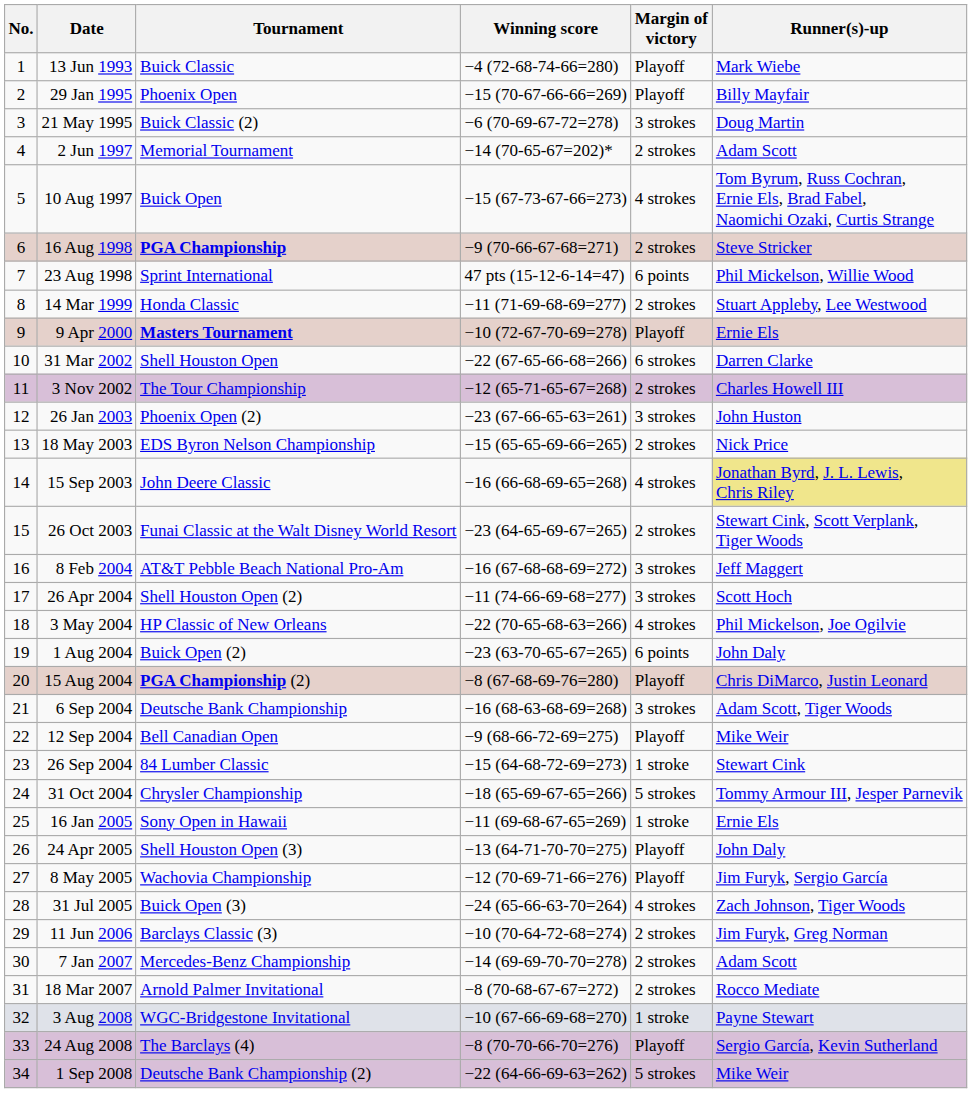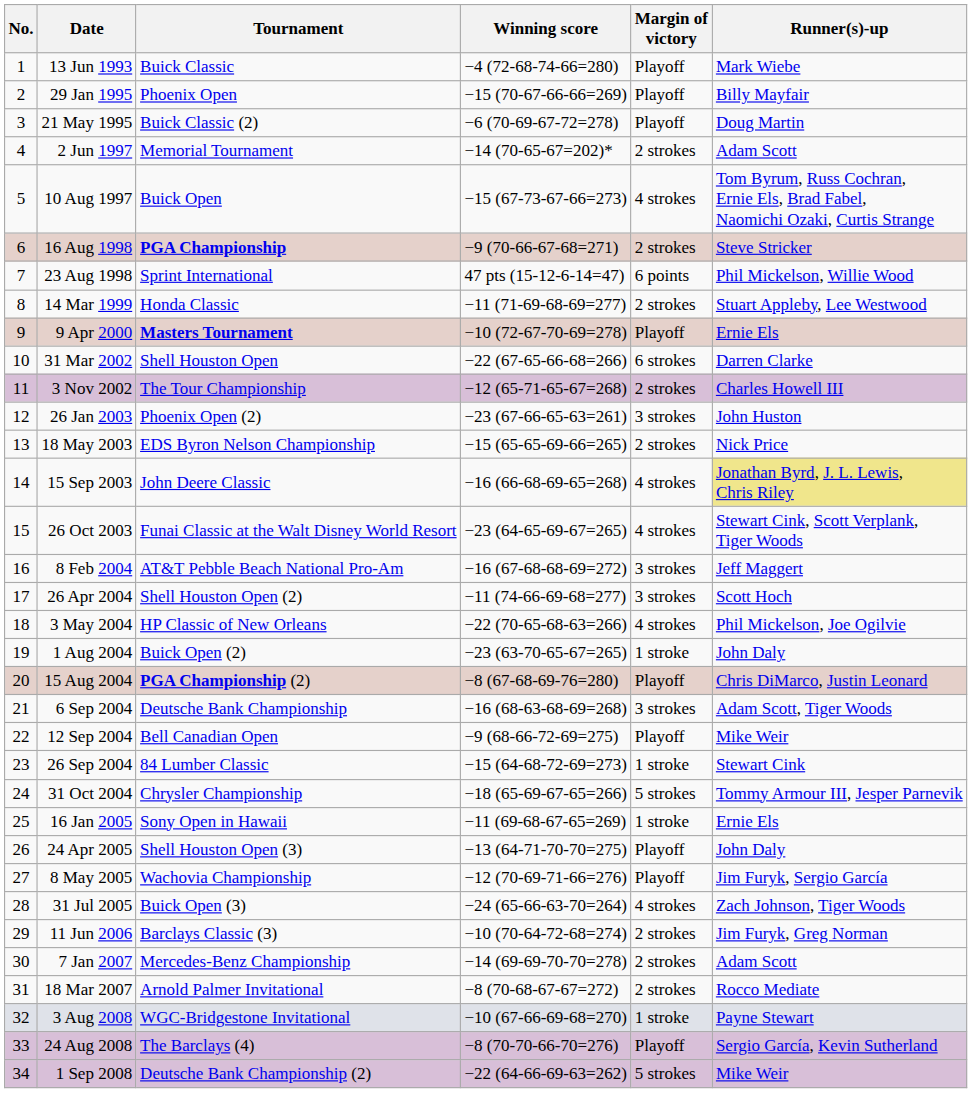(665, 123) 3 strokes -> (660, 123) Playoff
(665, 530) 2 strokes -> (665, 530) 4 strokes
(662, 652) 6 points -> (662, 652) 1 stroke
